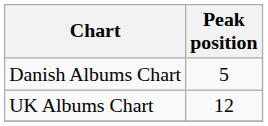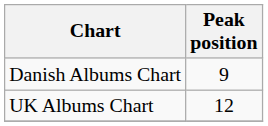(224, 74) 5 -> (224, 74) 9
